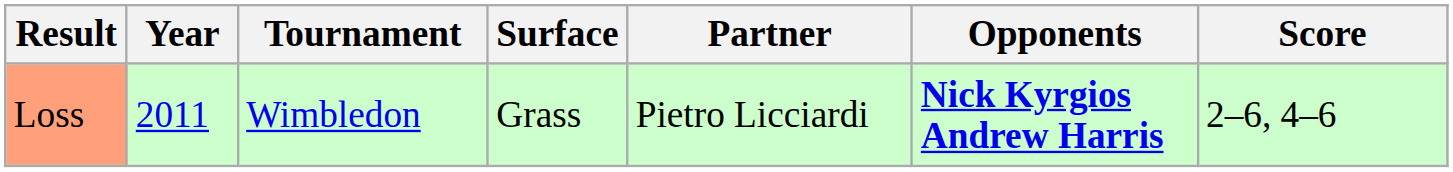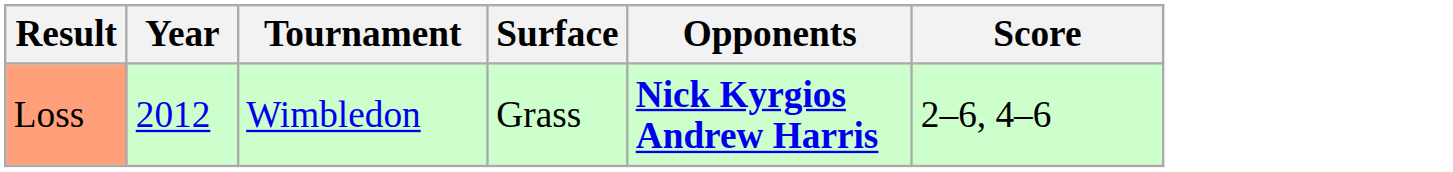- column: (770, 34)
(172, 114) 2011 -> (173, 114) 2012
